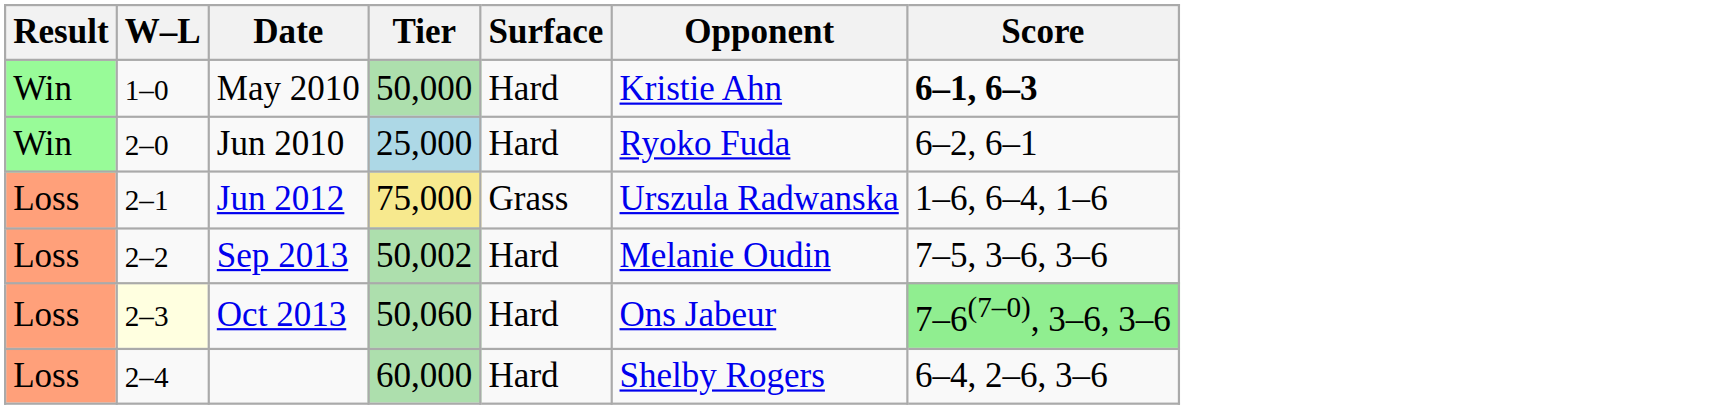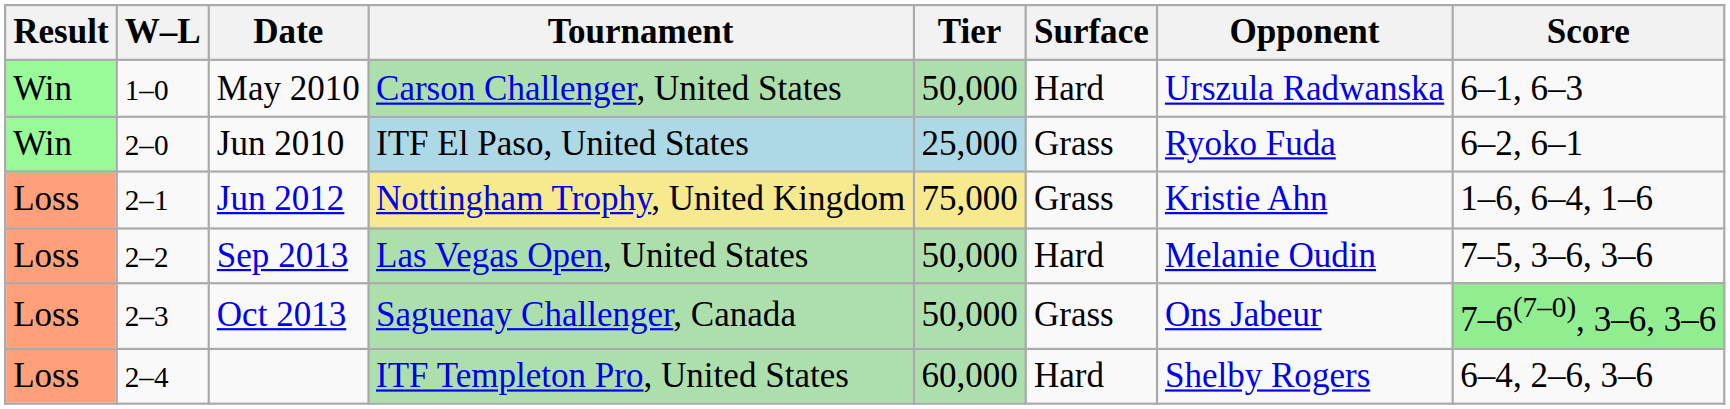+ column: (641, 32)
(701, 87) Kristie Ahn -> (1305, 87) Urszula Radwanska
(976, 87) bold -> (1522, 87) normal
(524, 143) Hard -> (1074, 143) Grass
(759, 198) Urszula Radwanska -> (1246, 198) Kristie Ahn
(424, 254) 50,002 -> (970, 254) 50,000
(147, 317) lightyellow background -> (147, 317) no background
(424, 314) 50,060 -> (970, 314) 50,000
(524, 314) Hard -> (1074, 314) Grass
